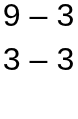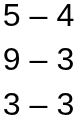+ row: (39, 15)
